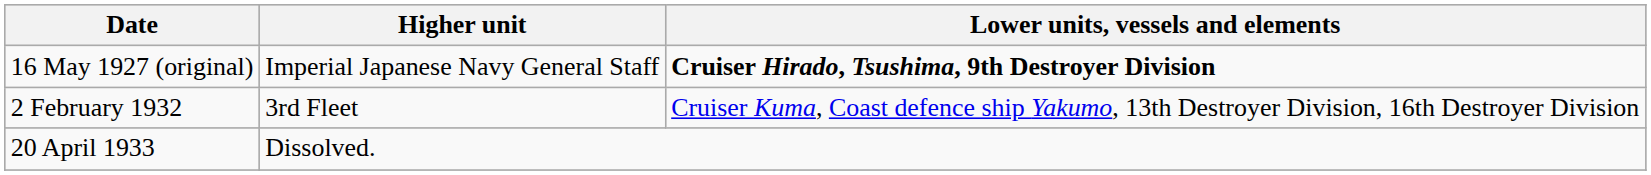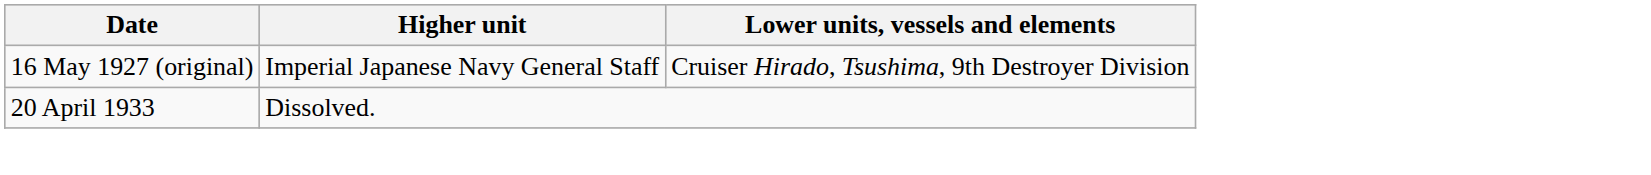(943, 66) bold -> (930, 66) normal
- row: (96, 107)
